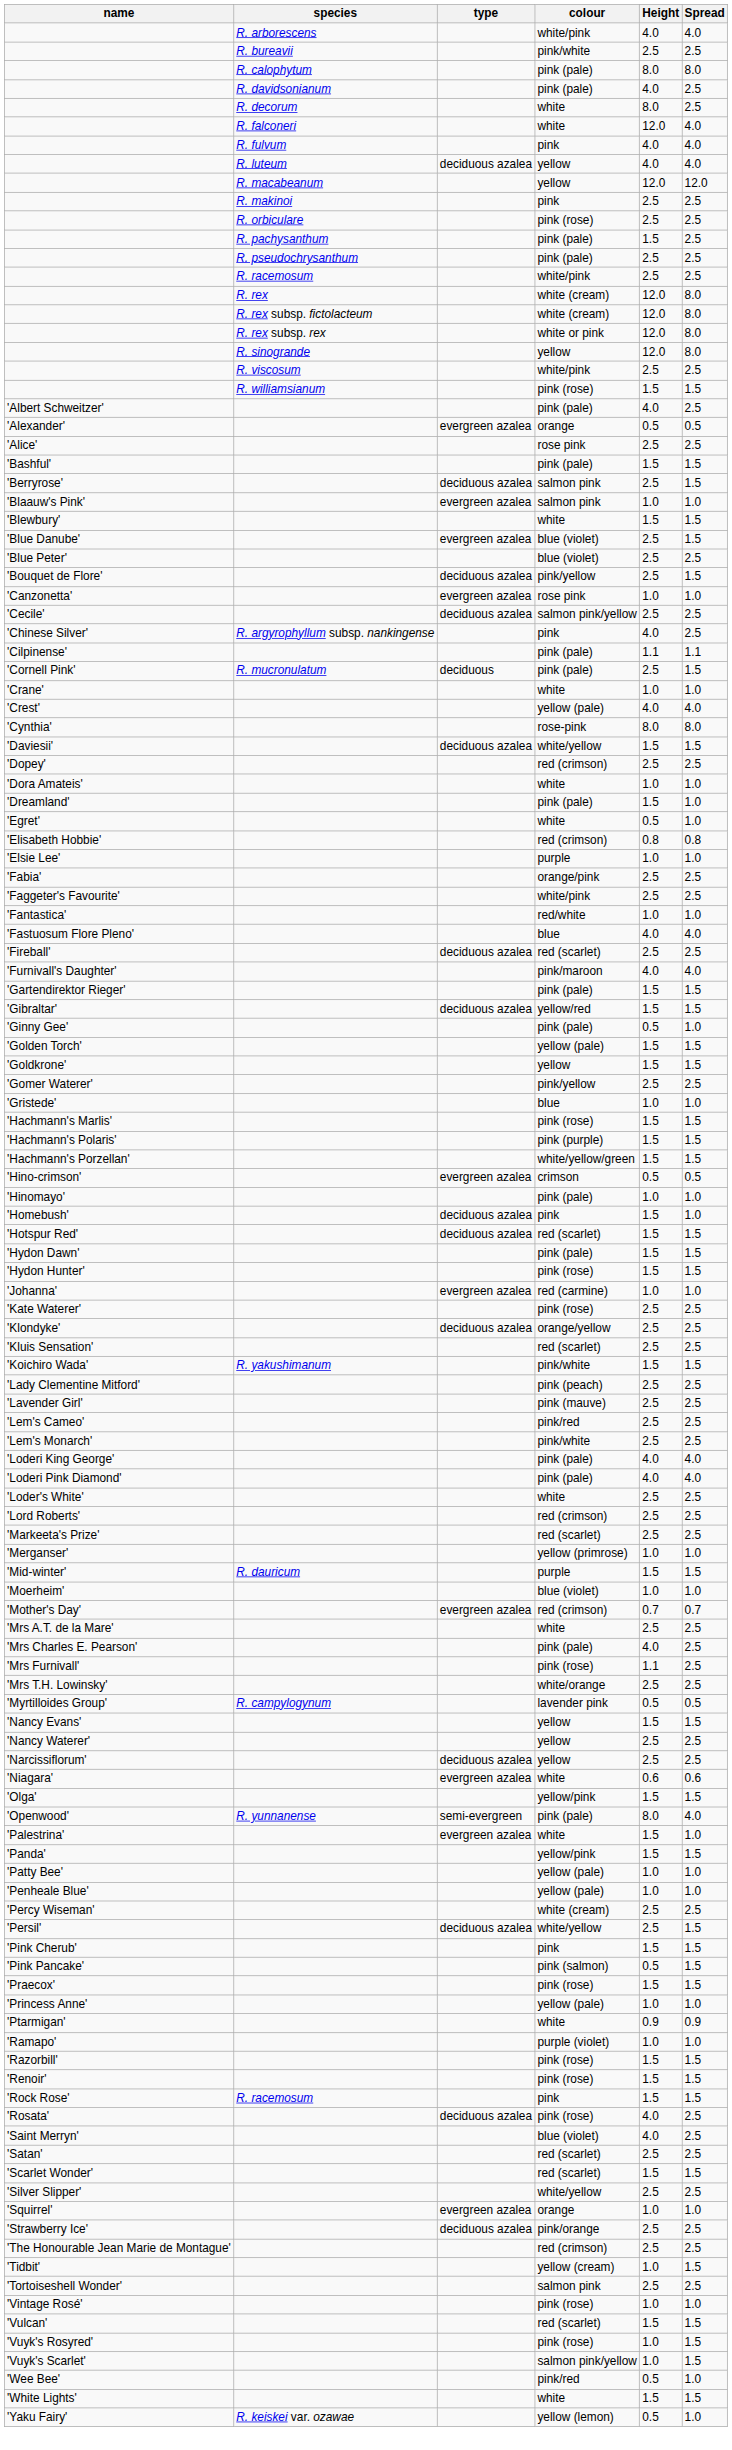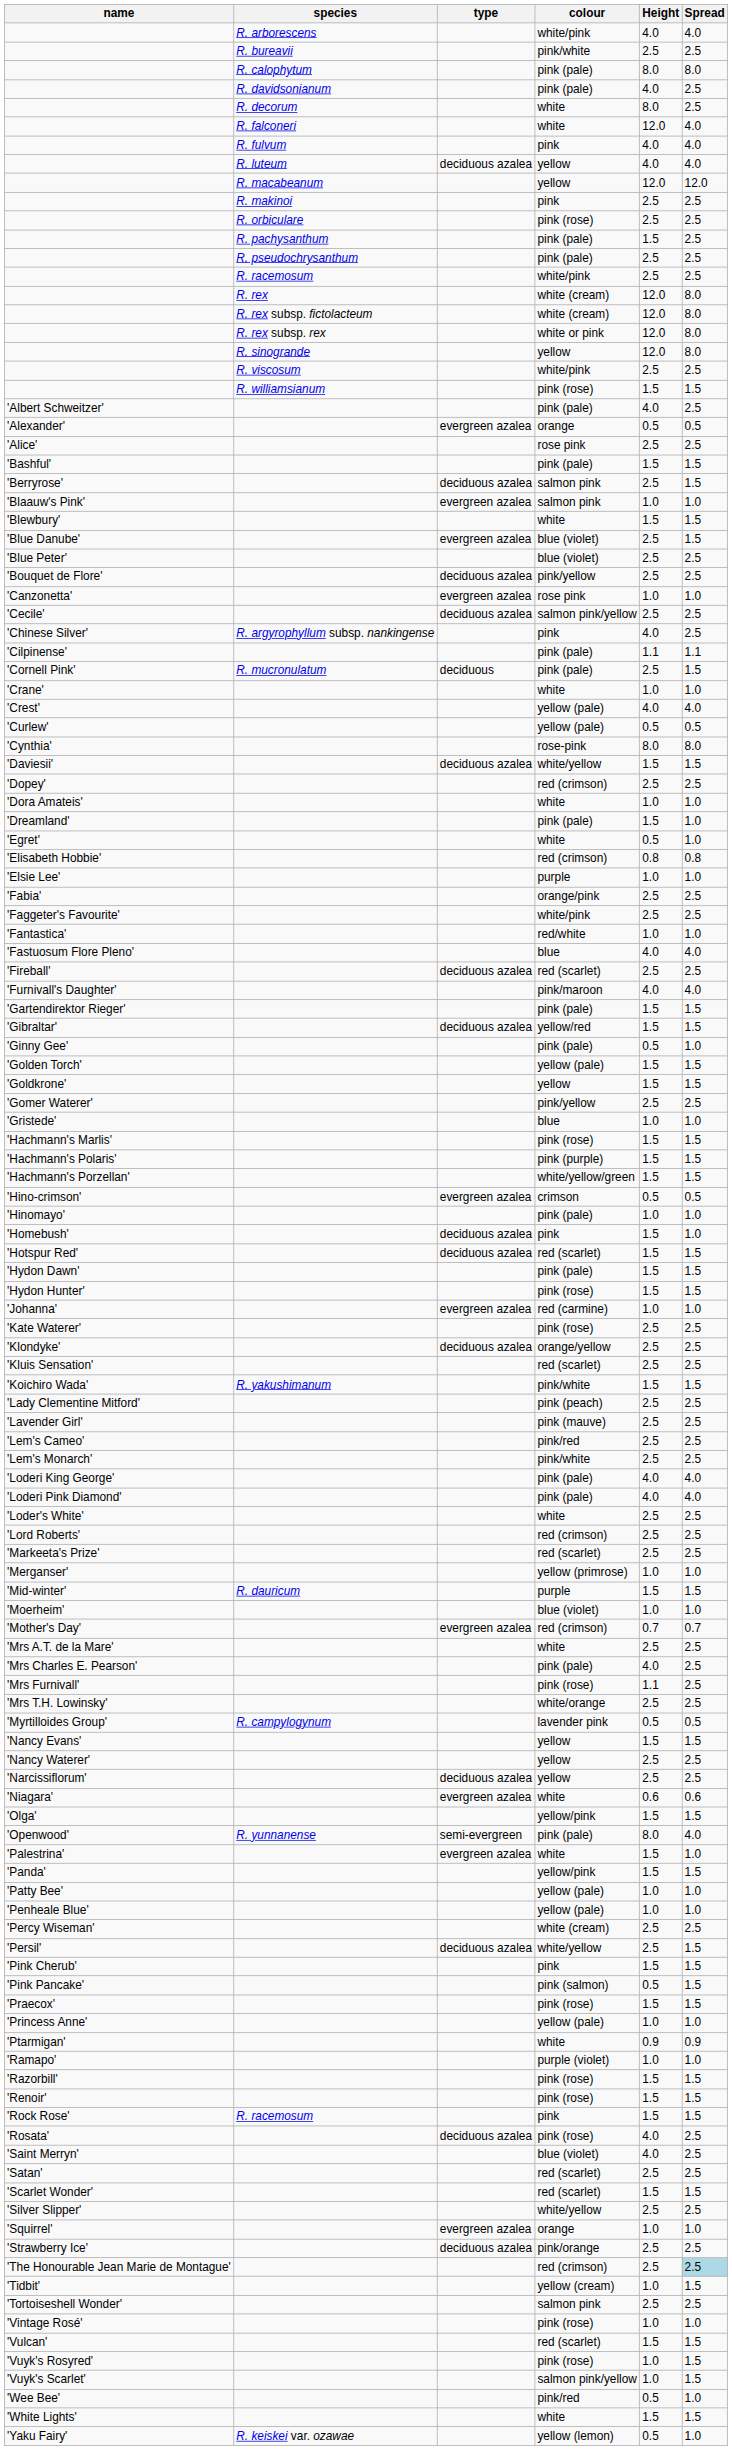(693, 577) 1.5 -> (693, 577) 2.5
+ row: (28, 727)
(693, 2248) no background -> (693, 2267) lightblue background
